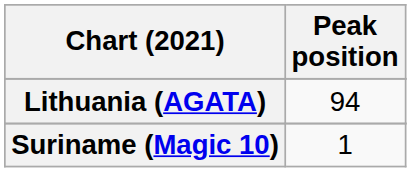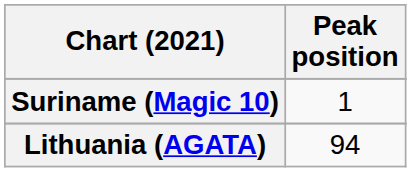rows swapped: (145, 100) <-> (145, 144)
